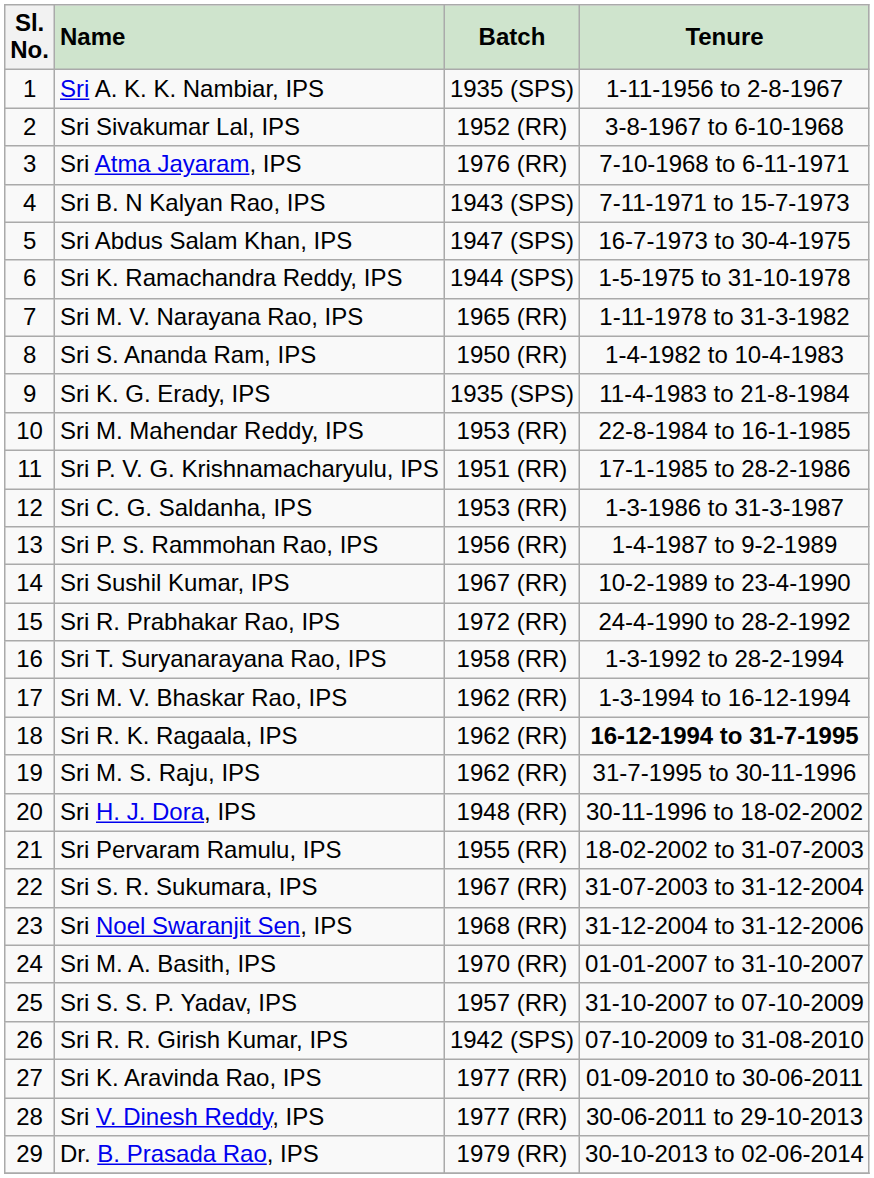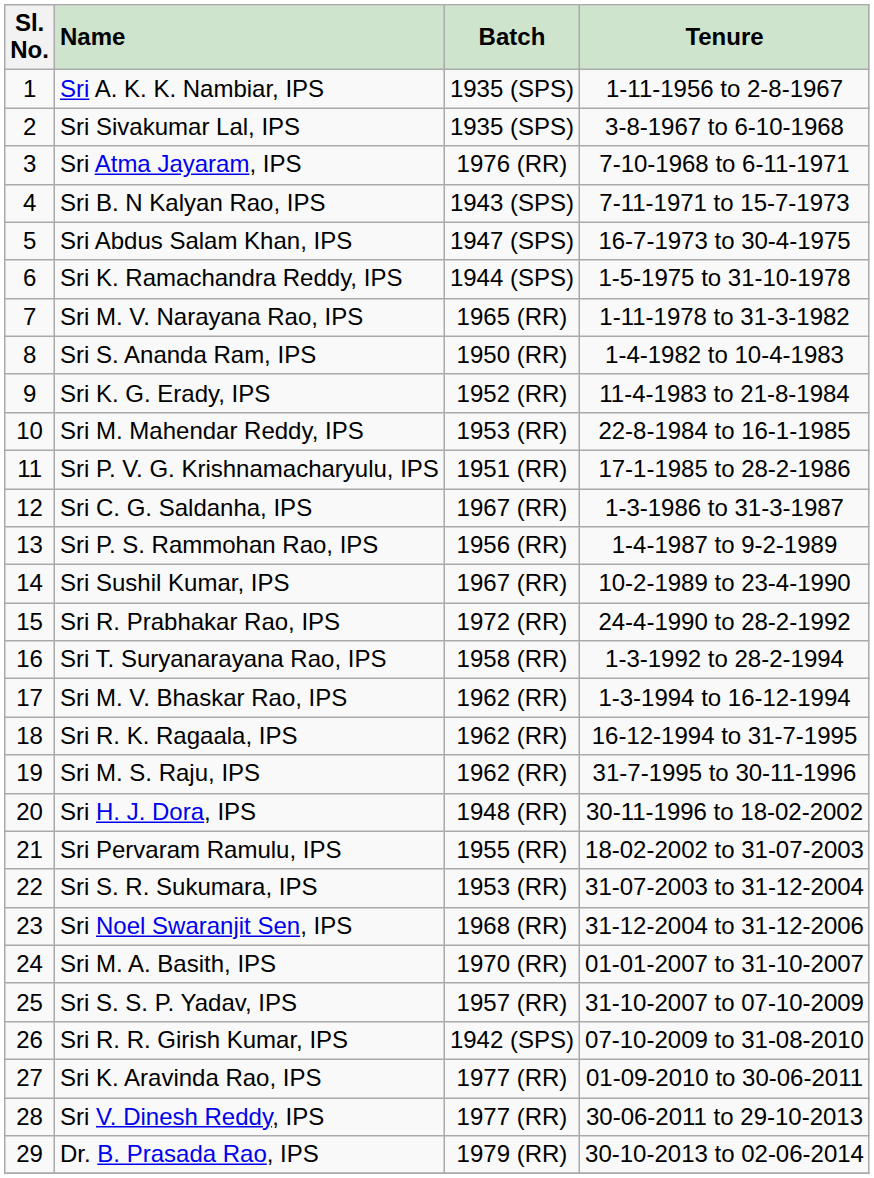(512, 126) 1952 (RR) -> (512, 126) 1935 (SPS)
(512, 393) 1935 (SPS) -> (512, 393) 1952 (RR)
(512, 507) 1953 (RR) -> (512, 507) 1967 (RR)
(724, 735) bold -> (724, 735) normal
(512, 887) 1967 (RR) -> (512, 887) 1953 (RR)
